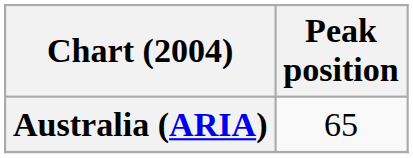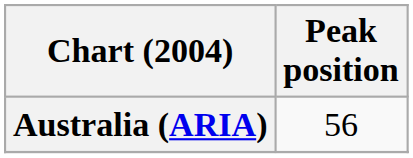(341, 123) 65 -> (341, 123) 56
